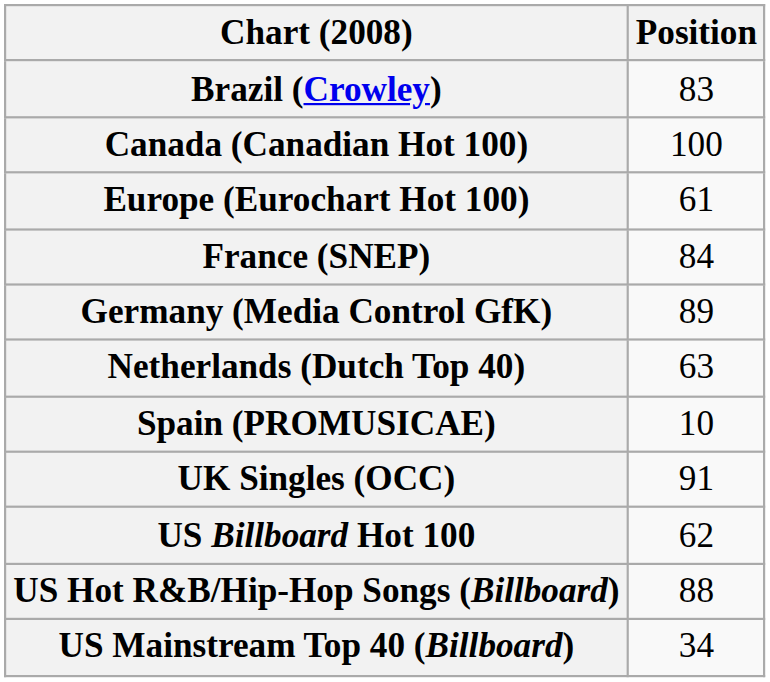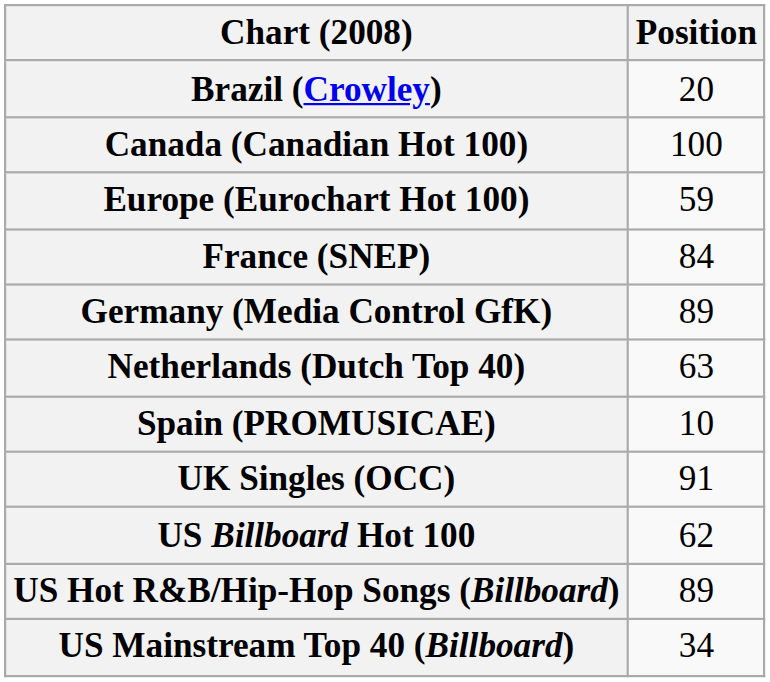(696, 88) 83 -> (696, 88) 20
(696, 199) 61 -> (696, 199) 59
(696, 590) 88 -> (696, 590) 89
